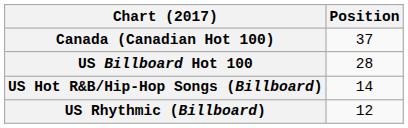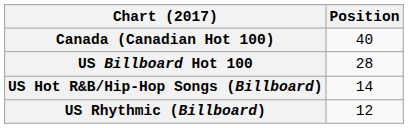(364, 40) 37 -> (364, 40) 40
